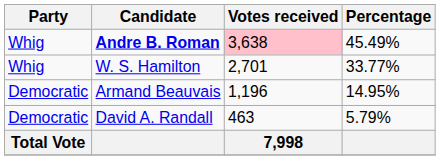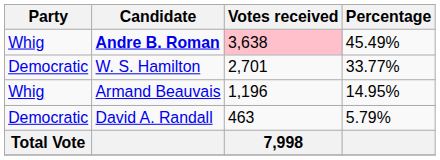(26, 67) Whig -> (48, 67) Democratic
(48, 92) Democratic -> (26, 92) Whig
